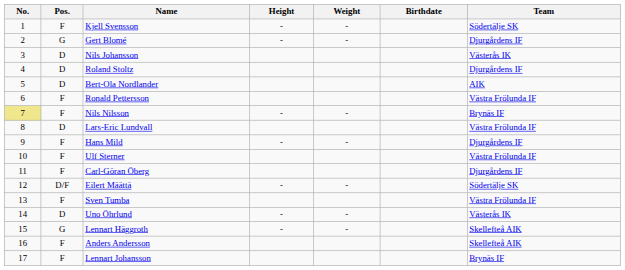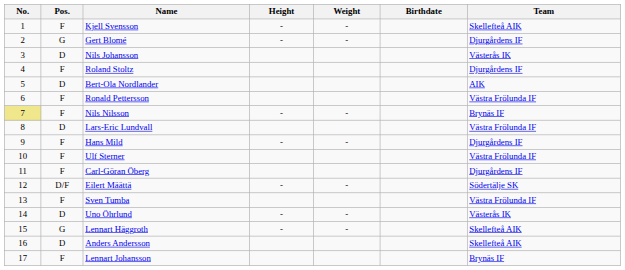(494, 26) Södertälje SK -> (495, 26) Skellefteå AIK
(62, 70) D -> (62, 70) F
(62, 243) F -> (62, 243) D
